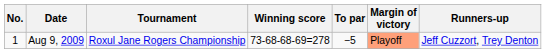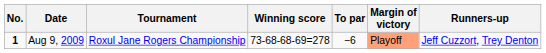(15, 41) normal -> (15, 41) bold
(350, 41) −5 -> (350, 41) −6
